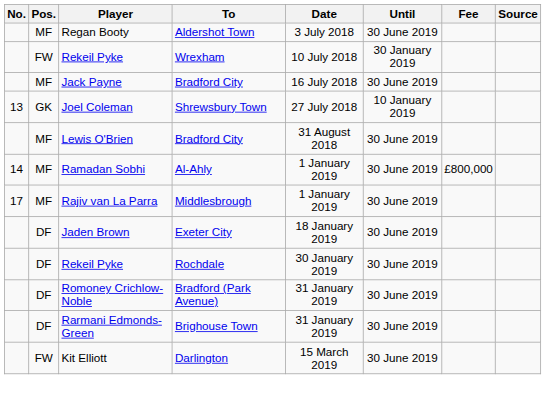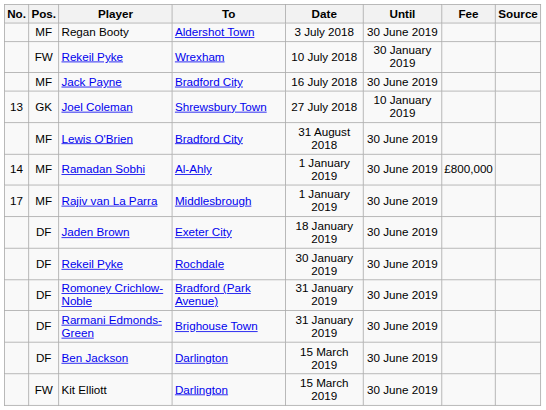+ row: (95, 358)
